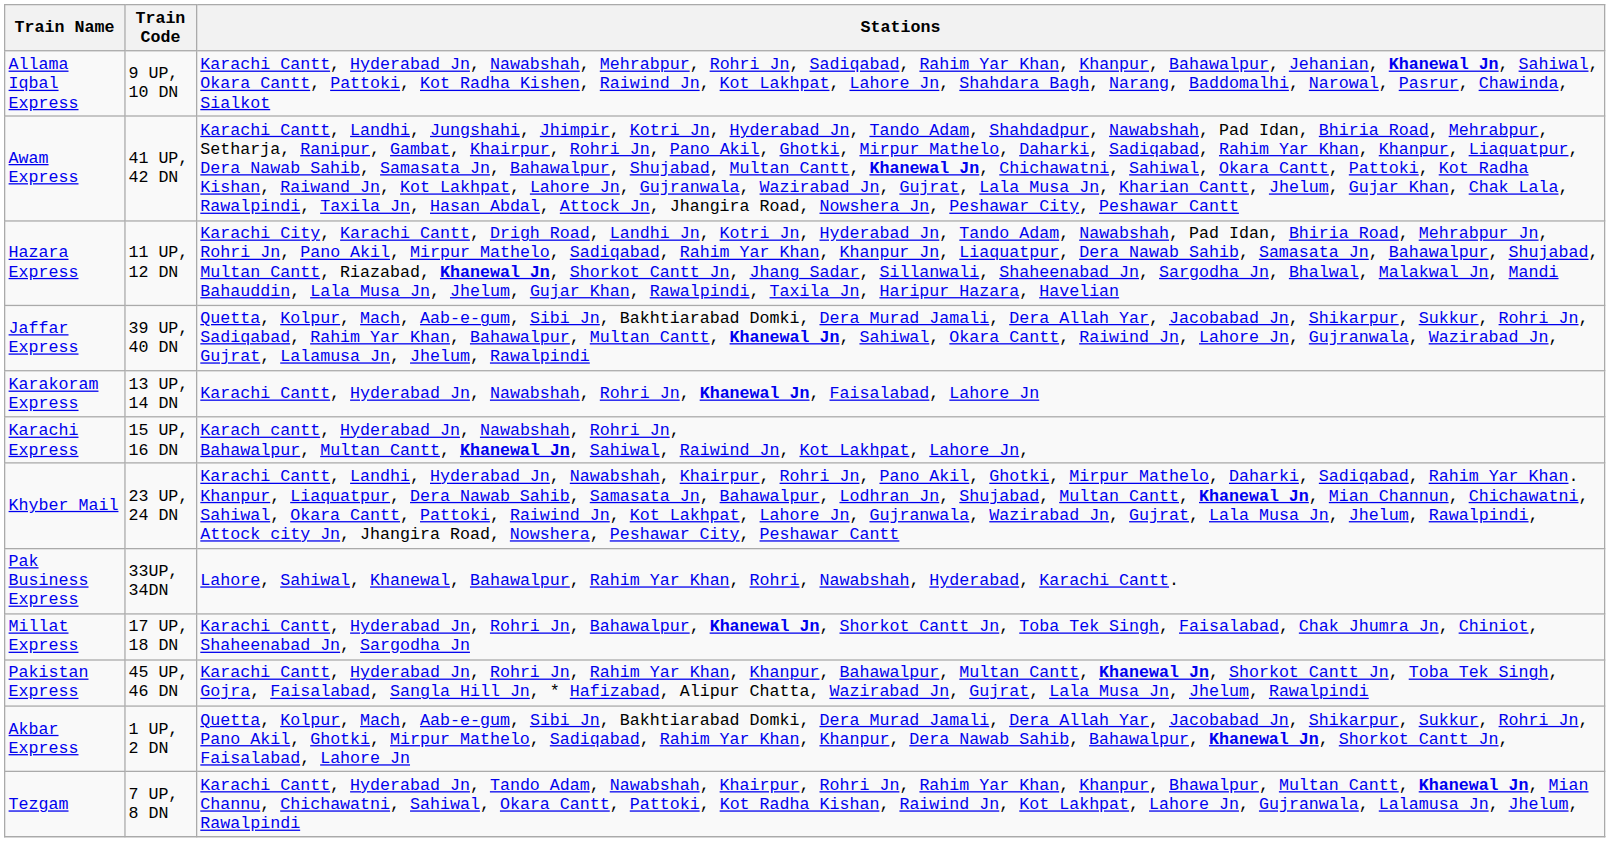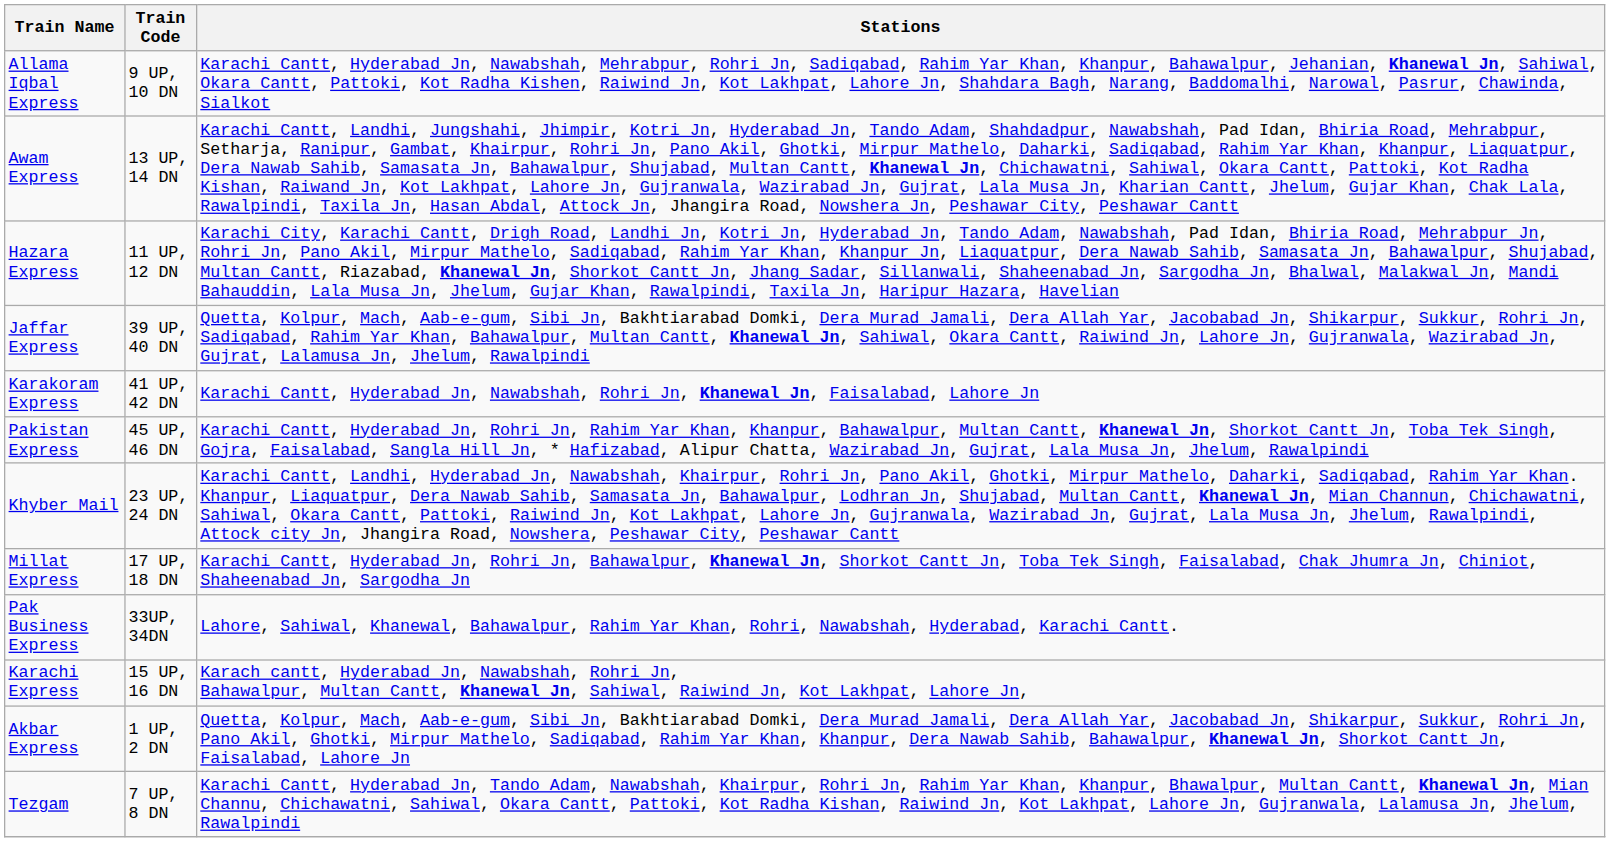(158, 168) 41 UP, 42 DN -> (158, 168) 13 UP, 14 DN
(158, 394) 13 UP, 14 DN -> (158, 394) 41 UP, 42 DN
rows swapped: (44, 440) <-> (49, 683)
rows swapped: (44, 637) <-> (49, 581)
